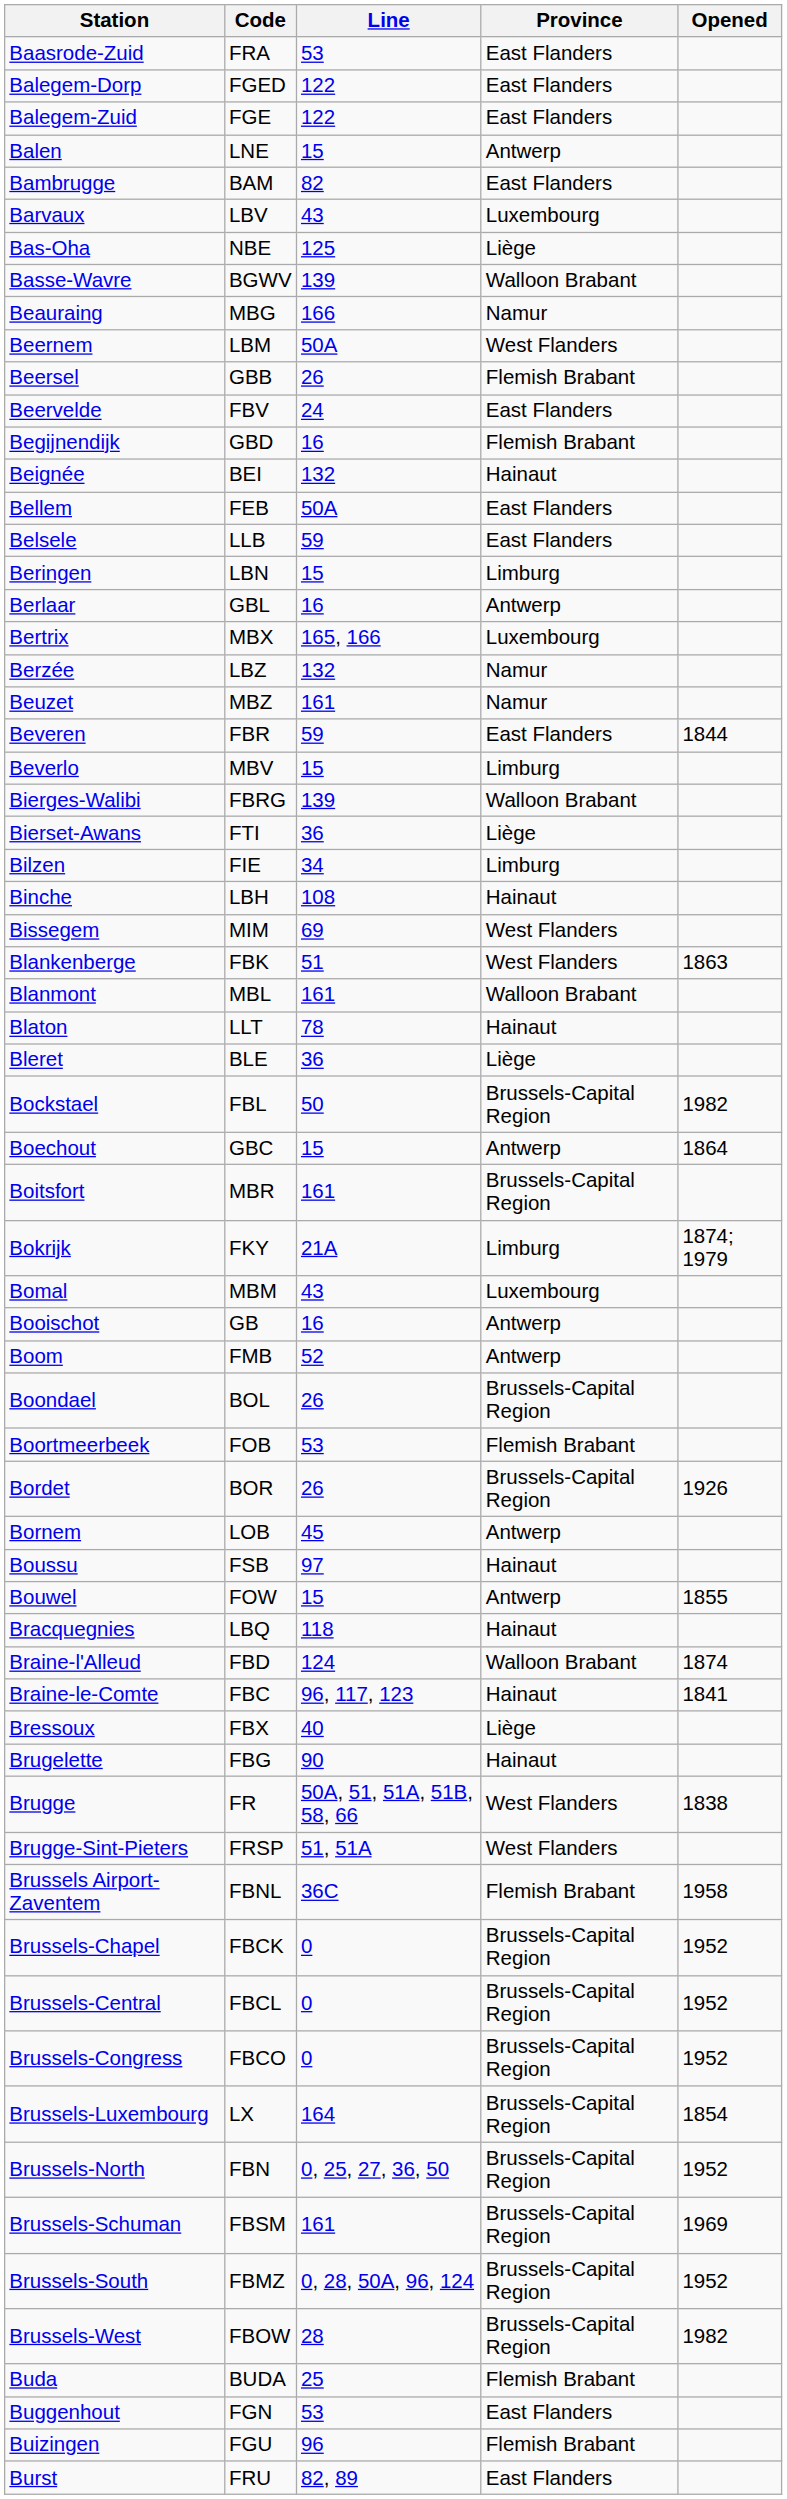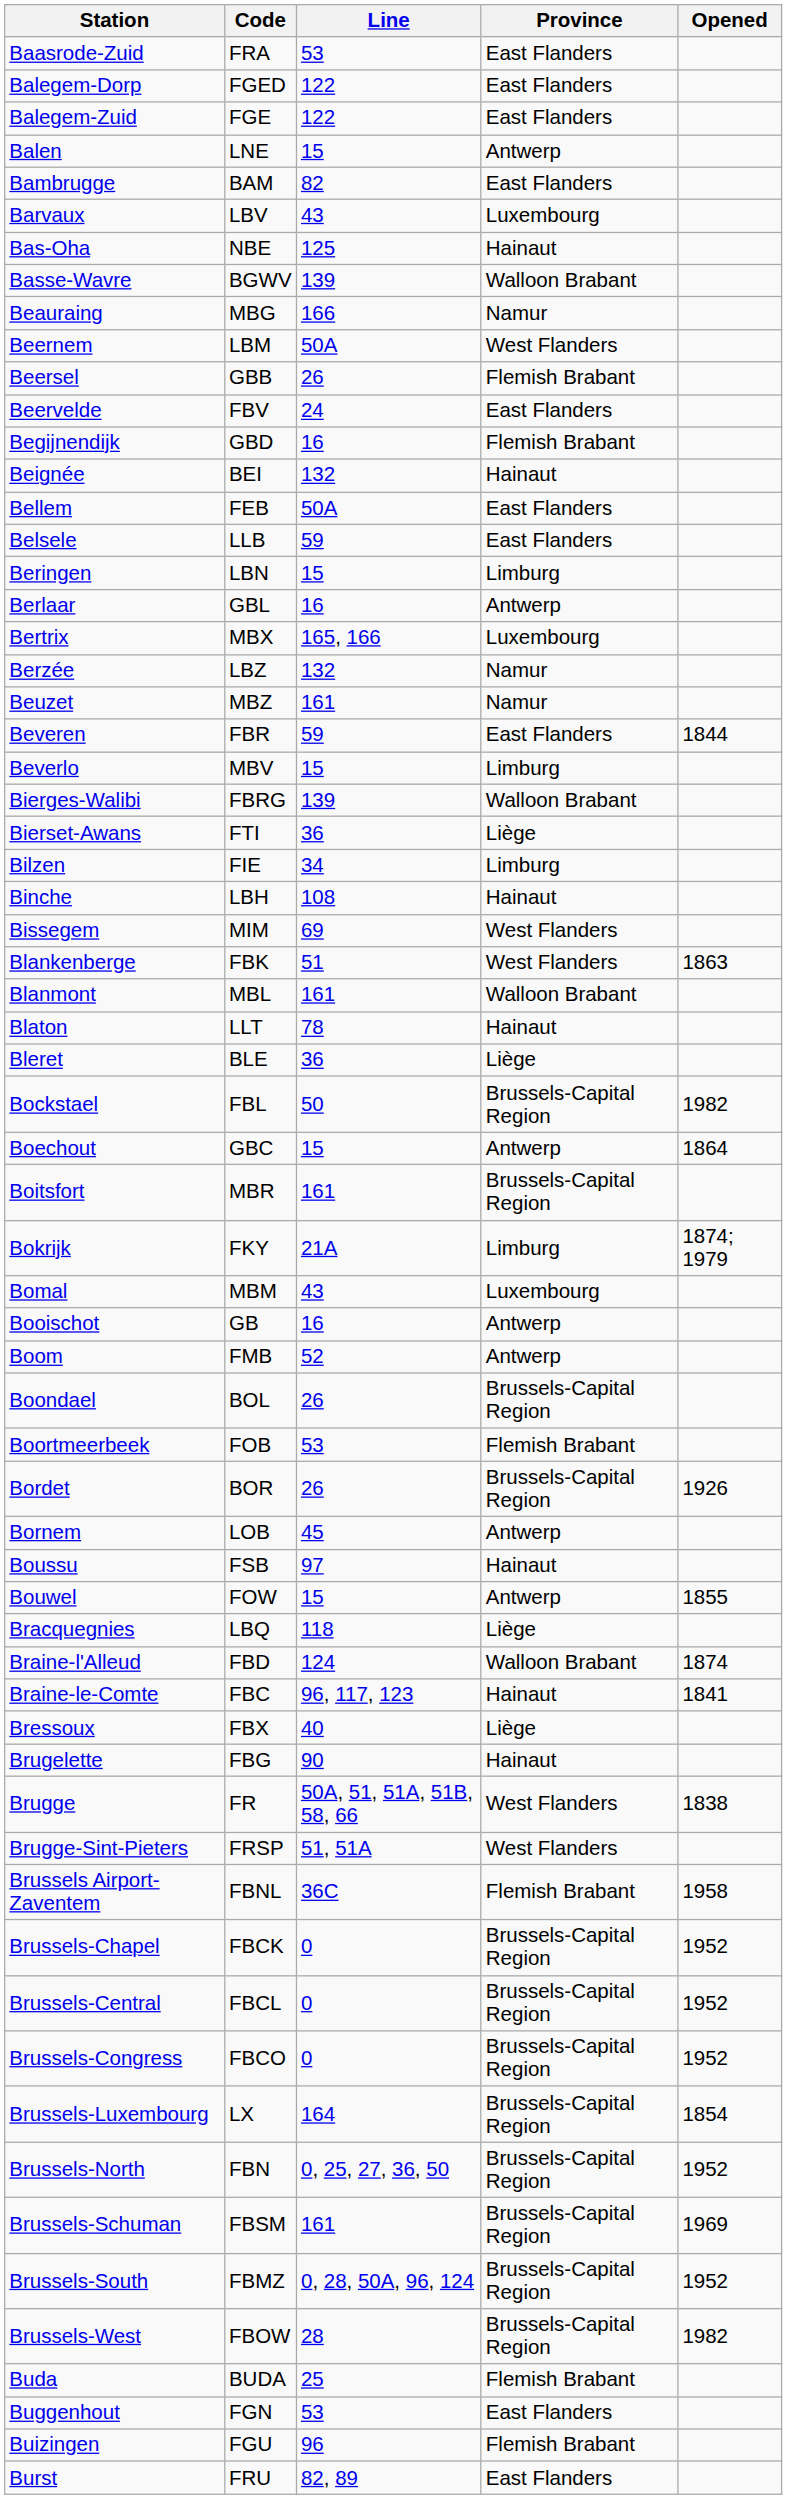(511, 248) Liège -> (521, 248) Hainaut
(521, 1630) Hainaut -> (511, 1630) Liège
